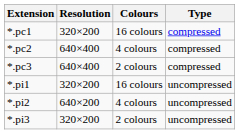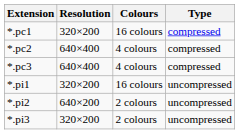(136, 66) 2 colours -> (136, 66) 4 colours
(136, 102) 4 colours -> (136, 102) 2 colours
